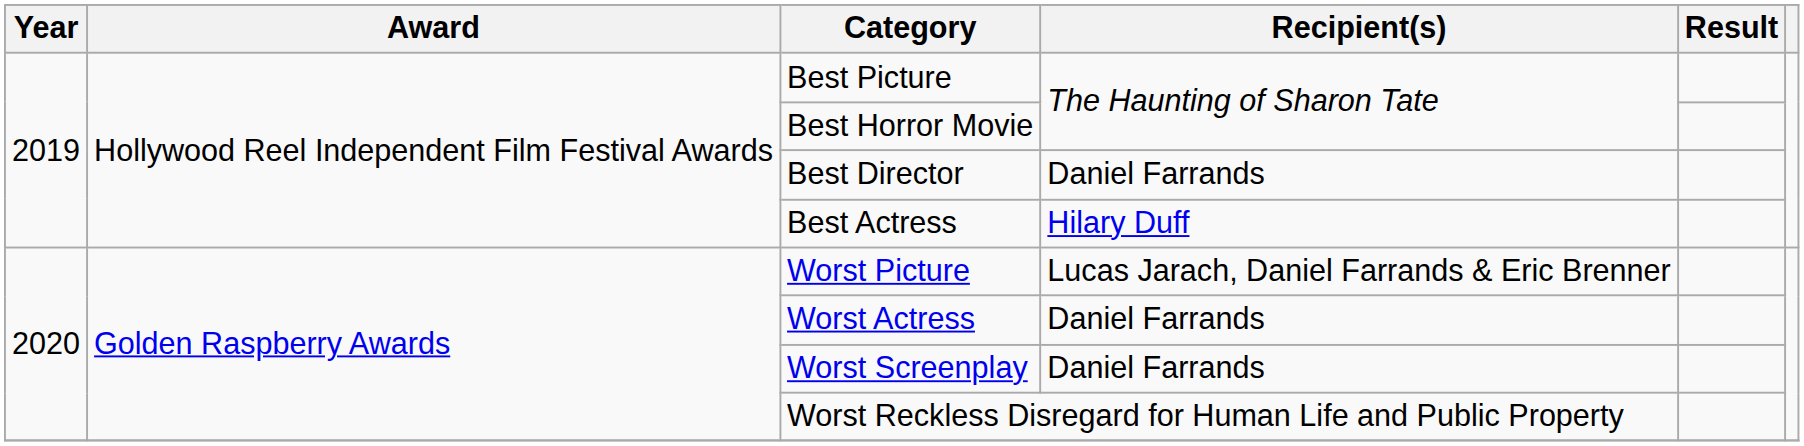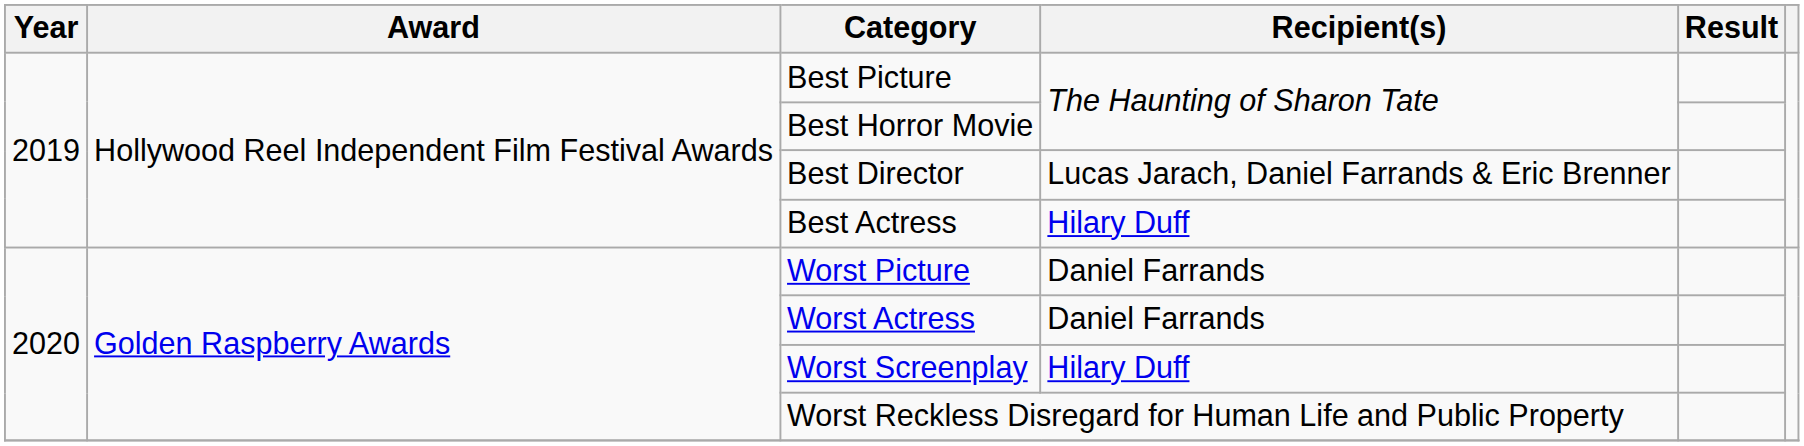(1156, 174) Daniel Farrands -> (1359, 174) Lucas Jarach, Daniel Farrands & Eric Brenner
(1359, 271) Lucas Jarach, Daniel Farrands & Eric Brenner -> (1156, 271) Daniel Farrands
(1156, 367) Daniel Farrands -> (1118, 367) Hilary Duff
